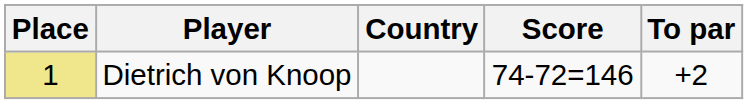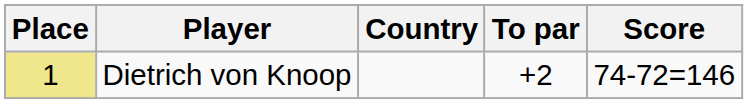columns swapped: (563, 28) <-> (691, 28)
